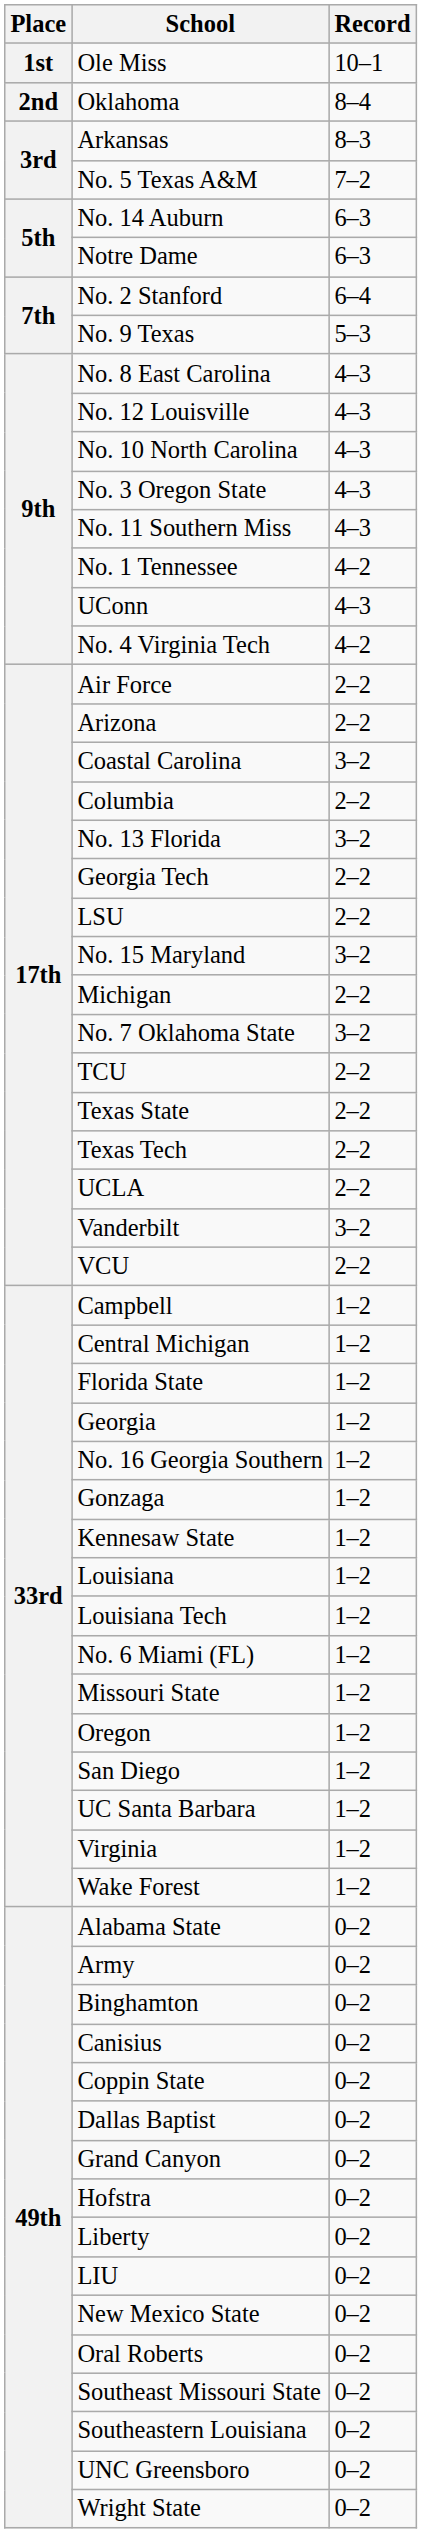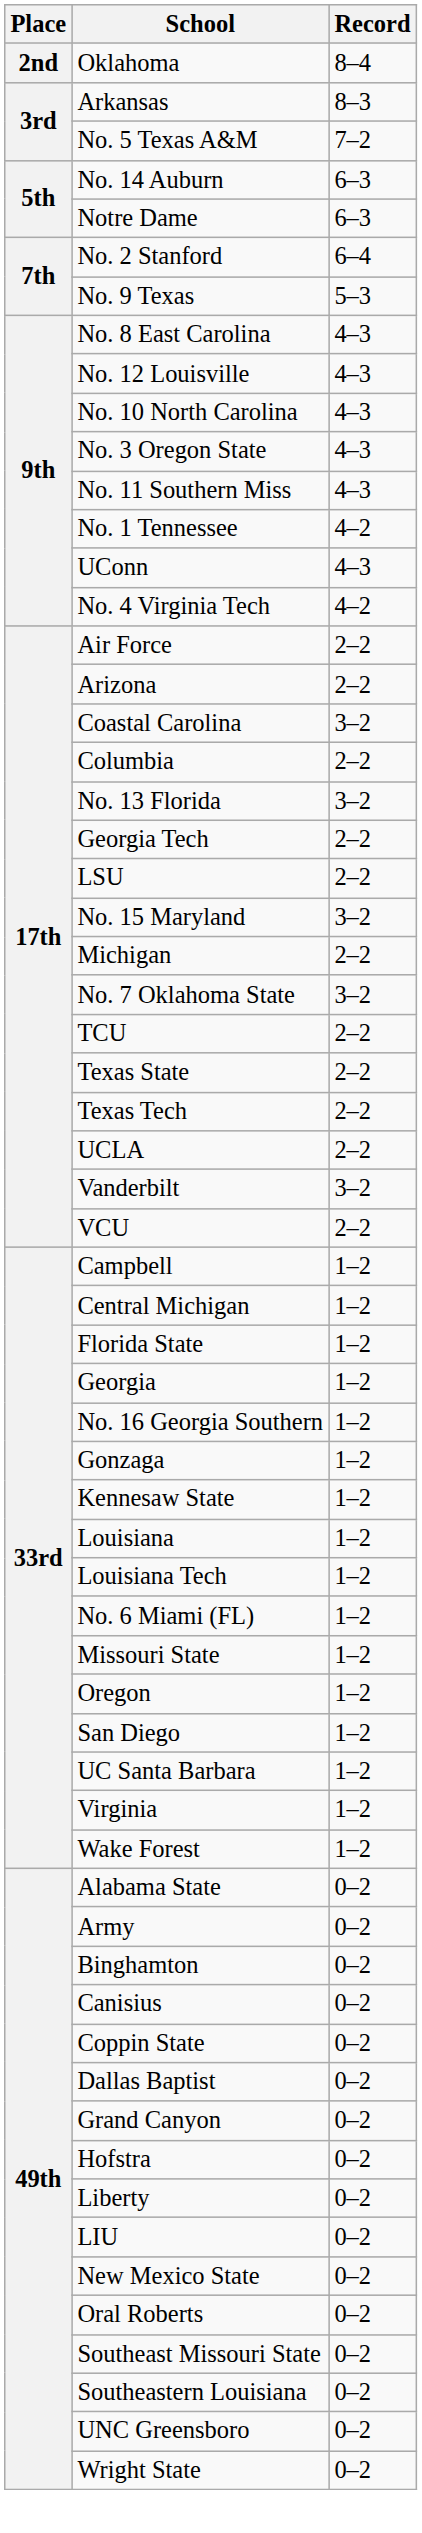- row: (122, 62)
